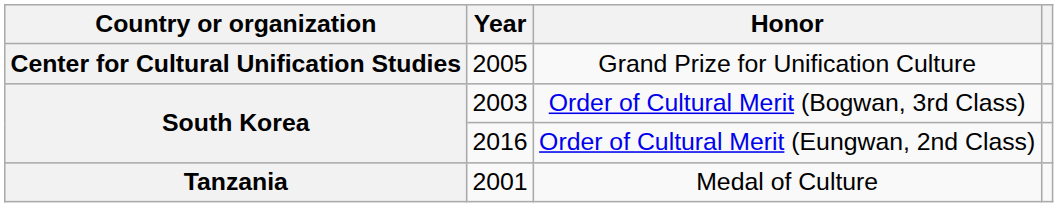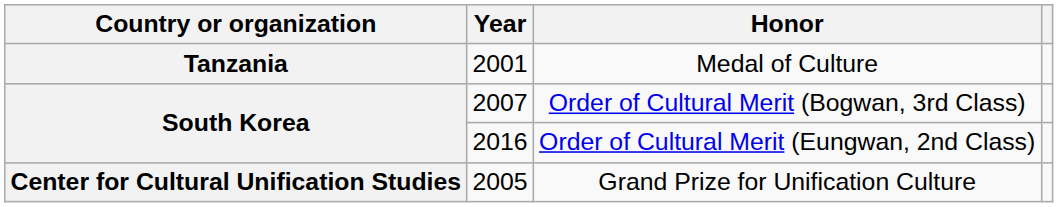rows swapped: (787, 63) <-> (787, 181)
(500, 102) 2003 -> (500, 102) 2007
